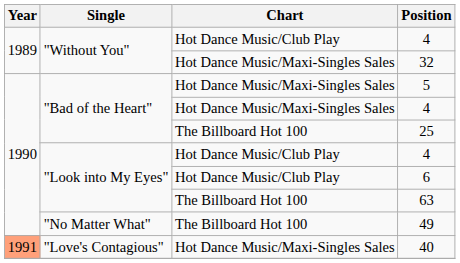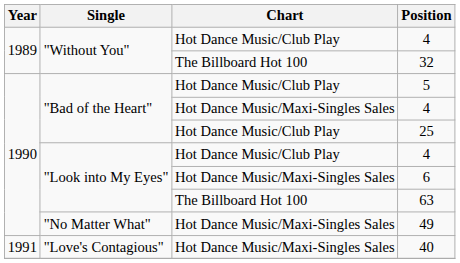(285, 62) Hot Dance Music/Maxi-Singles Sales -> (241, 62) The Billboard Hot 100
(285, 85) Hot Dance Music/Maxi-Singles Sales -> (257, 85) Hot Dance Music/Club Play
(241, 131) The Billboard Hot 100 -> (257, 131) Hot Dance Music/Club Play
(257, 177) Hot Dance Music/Club Play -> (285, 177) Hot Dance Music/Maxi-Singles Sales
(241, 223) The Billboard Hot 100 -> (285, 223) Hot Dance Music/Maxi-Singles Sales
(22, 246) lightsalmon background -> (22, 246) no background
